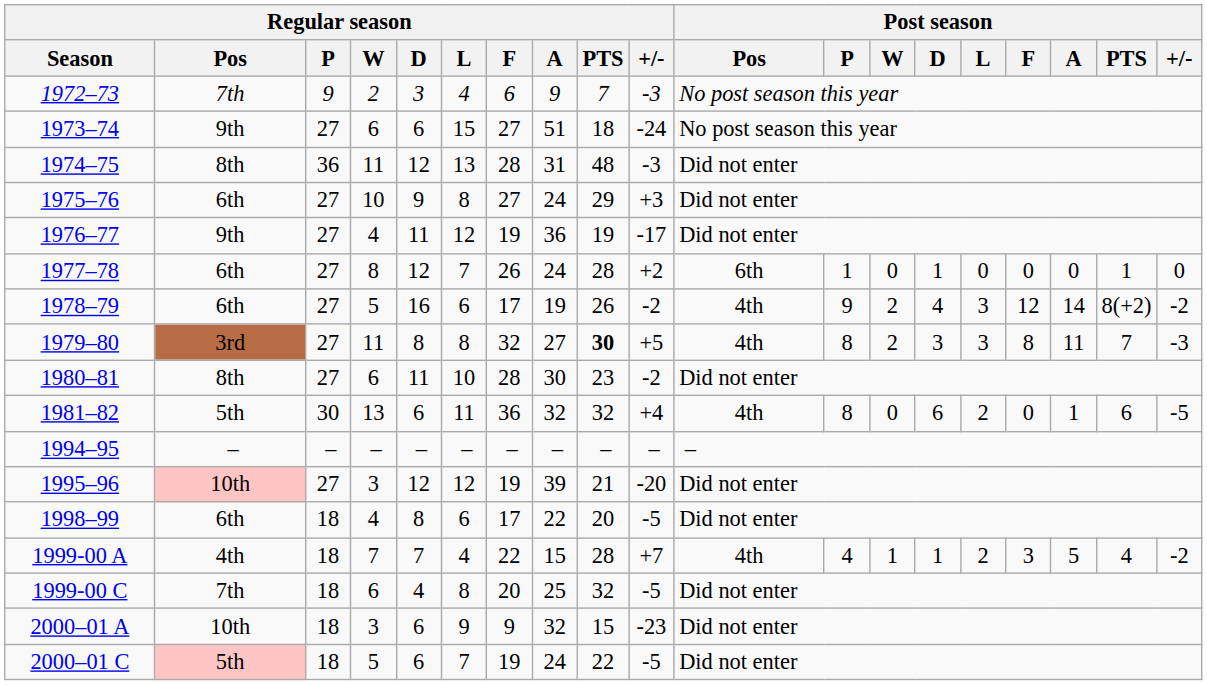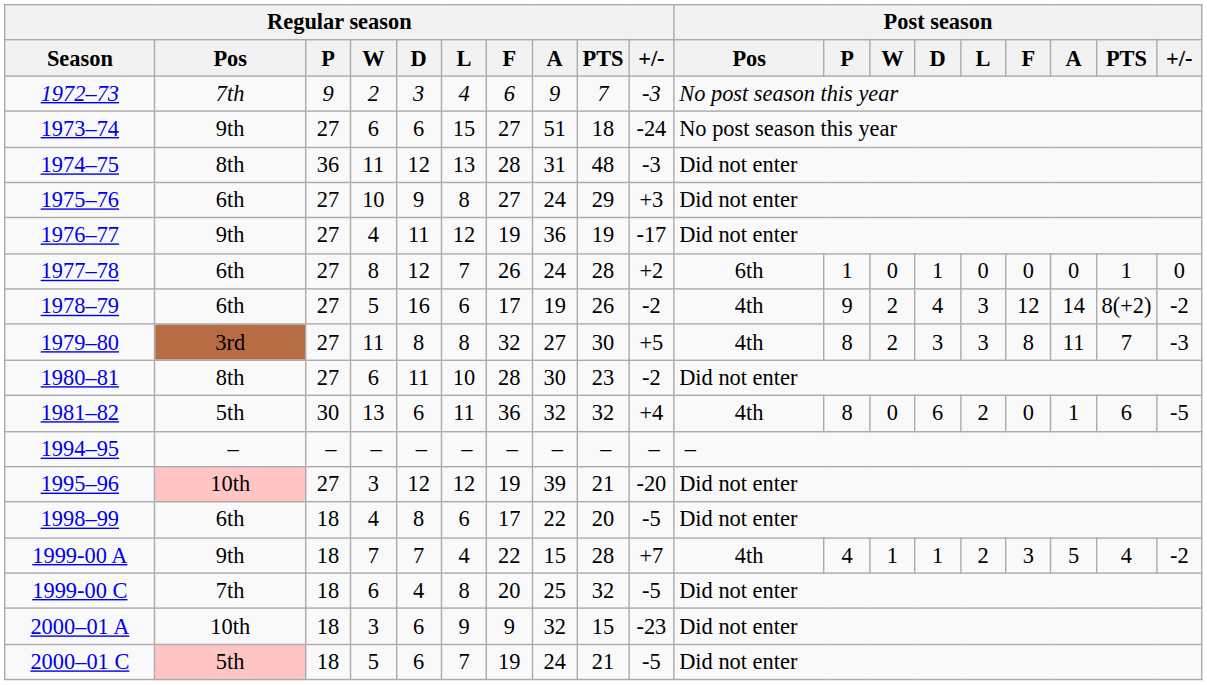(603, 341) bold -> (603, 341) normal
(230, 555) 4th -> (230, 555) 9th
(603, 661) 22 -> (603, 661) 21
